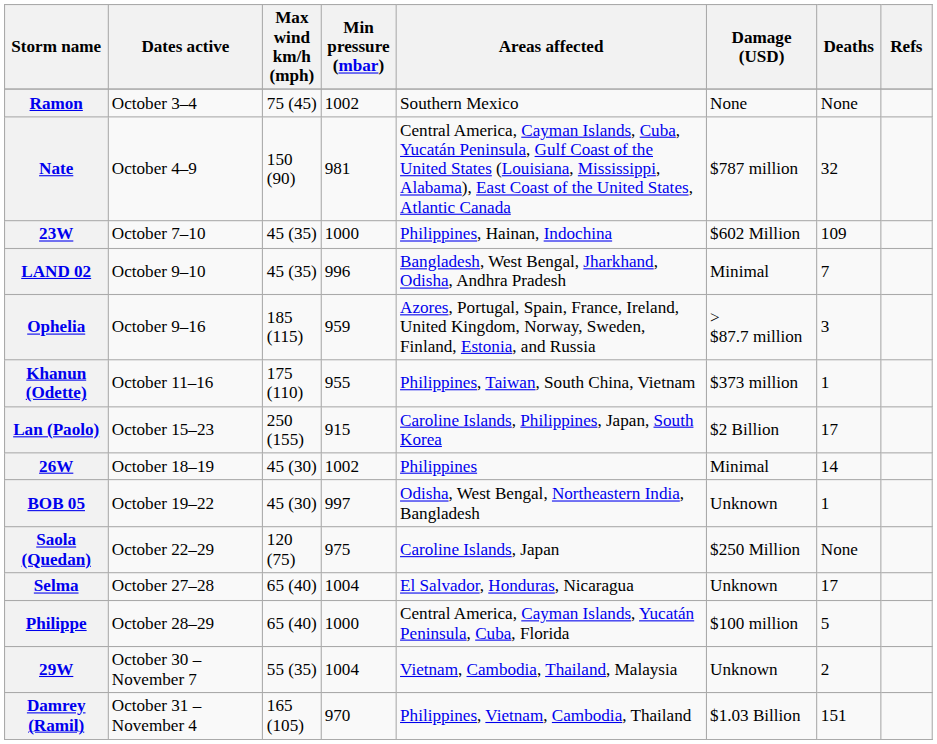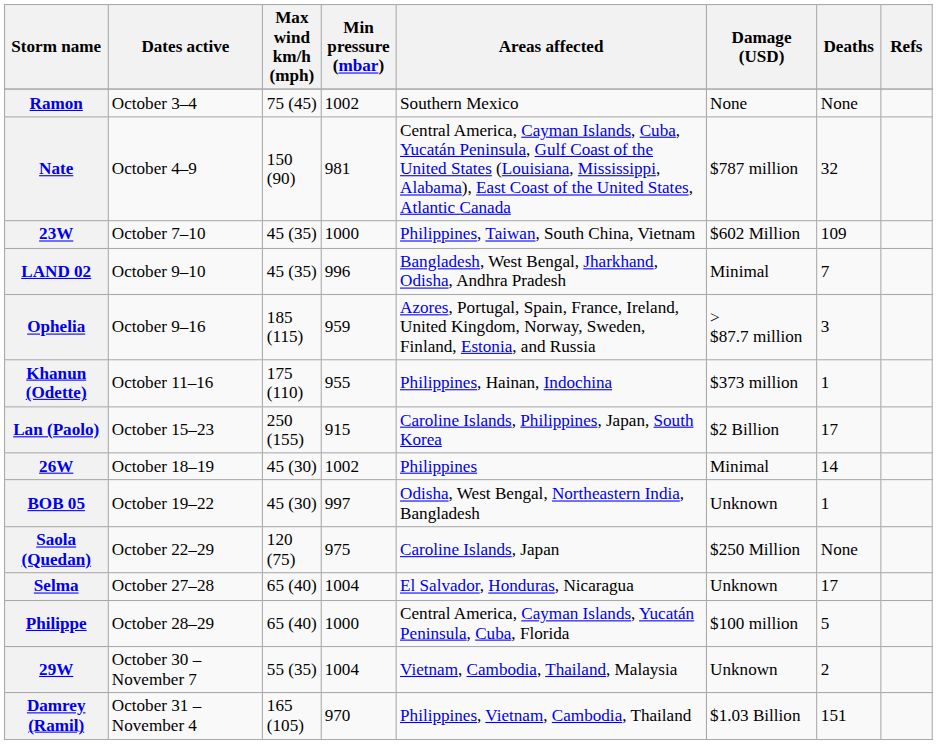(506, 234) Philippines, Hainan, Indochina -> (548, 234) Philippines, Taiwan, South China, Vietnam
(548, 383) Philippines, Taiwan, South China, Vietnam -> (506, 383) Philippines, Hainan, Indochina
